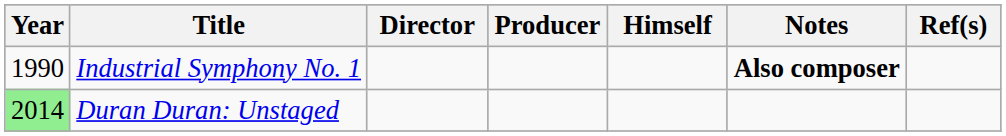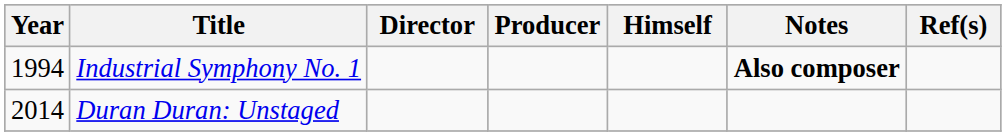(38, 67) 1990 -> (38, 67) 1994
(38, 109) lightgreen background -> (38, 109) no background
